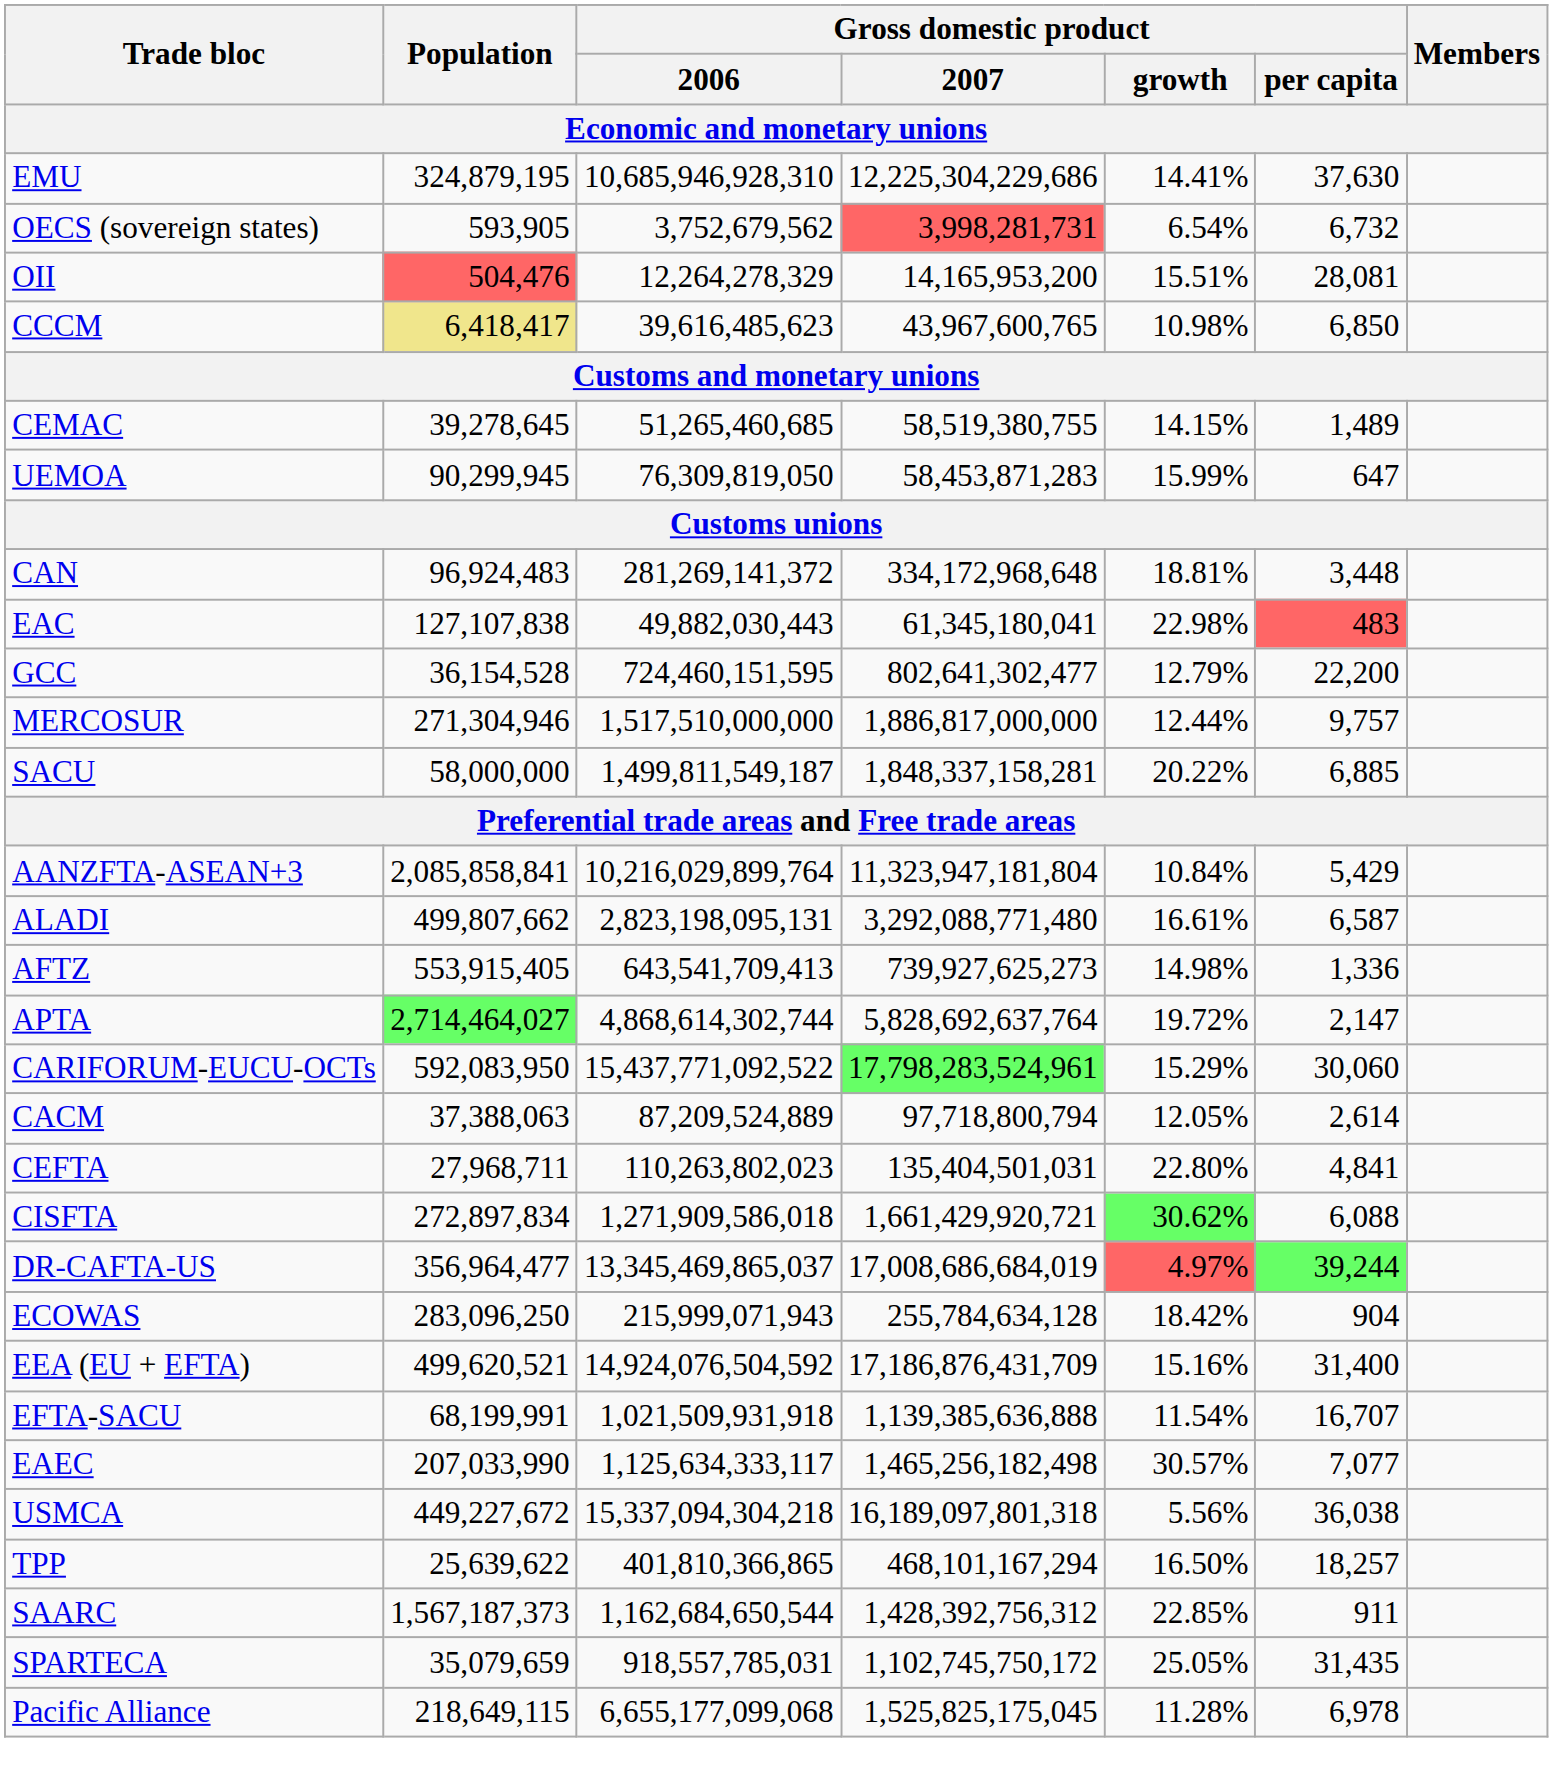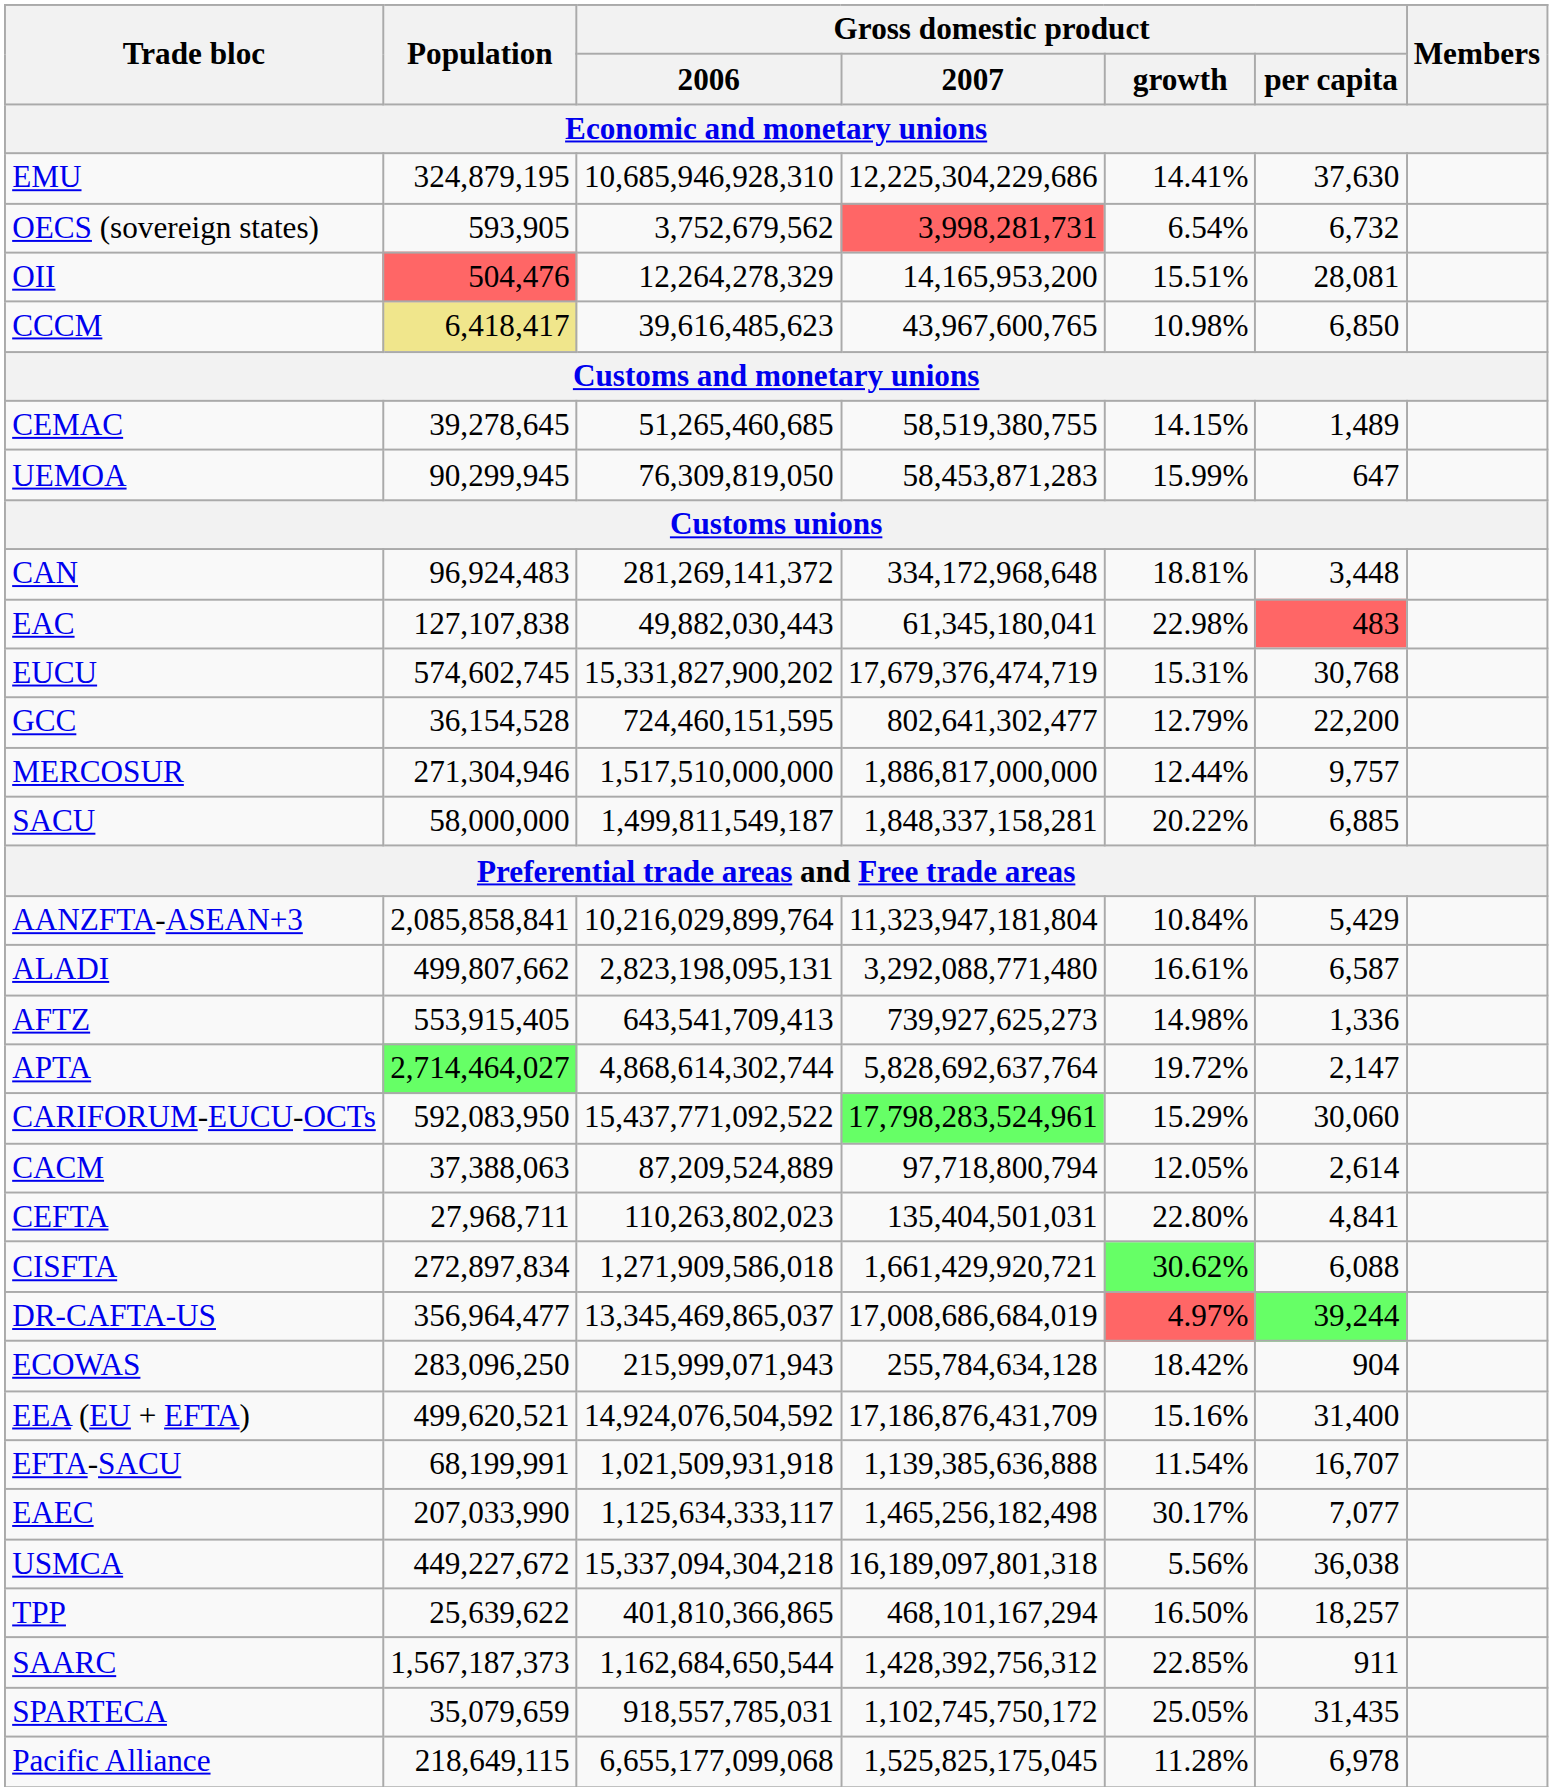+ row: (55, 672)
(1200, 1464) 30.57% -> (1200, 1513) 30.17%
